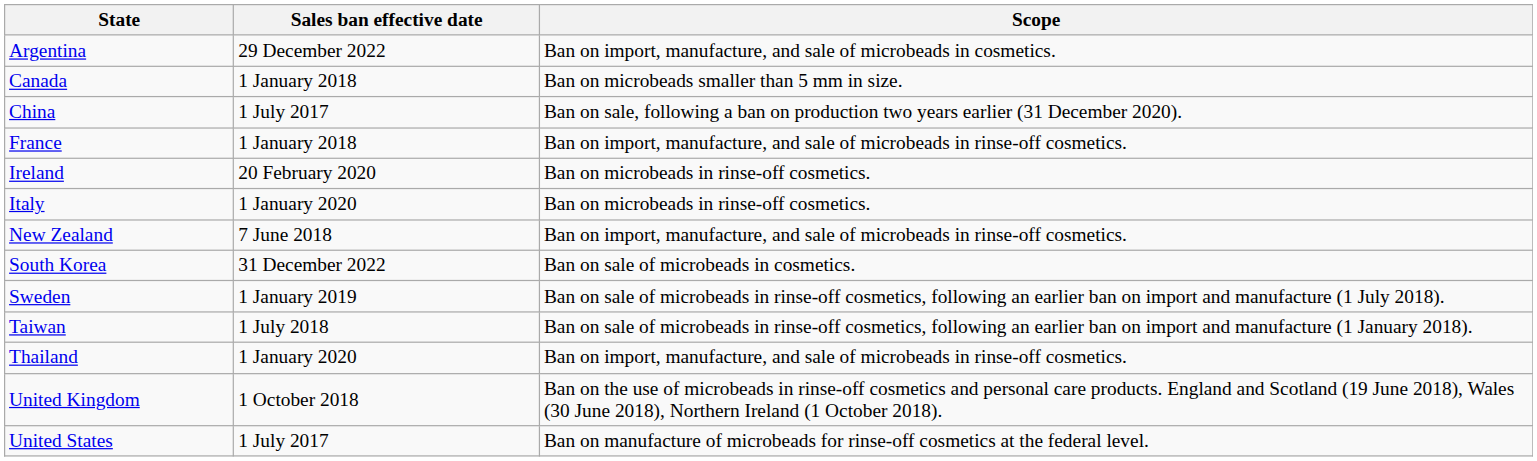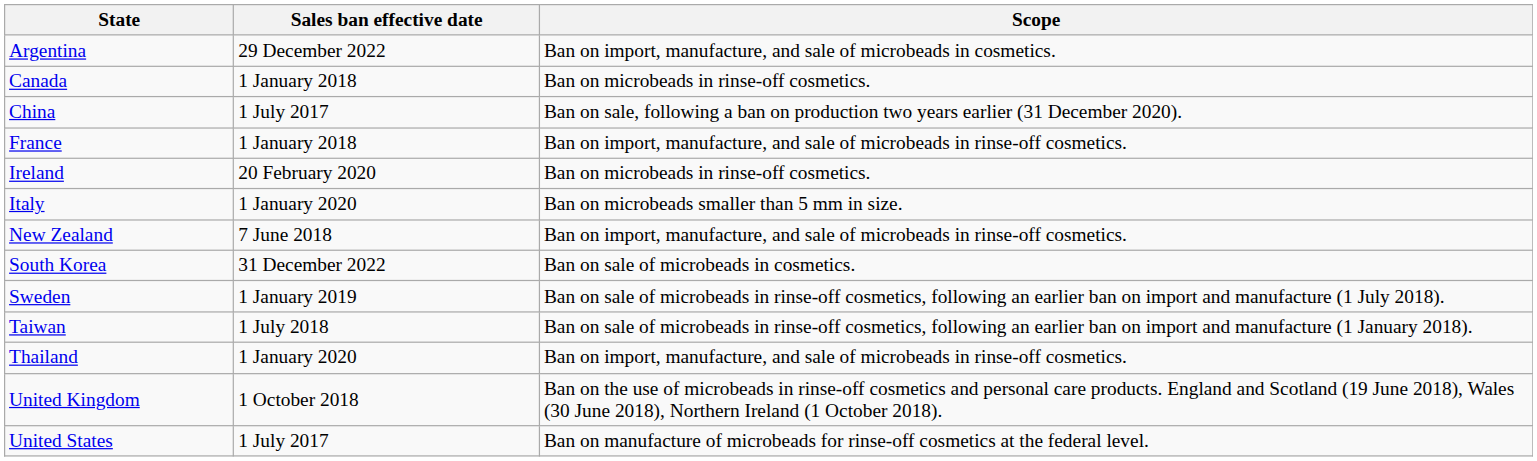(723, 81) Ban on microbeads smaller than 5 mm in size. -> (707, 81) Ban on microbeads in rinse-off cosmetics.
(707, 204) Ban on microbeads in rinse-off cosmetics. -> (723, 204) Ban on microbeads smaller than 5 mm in size.
